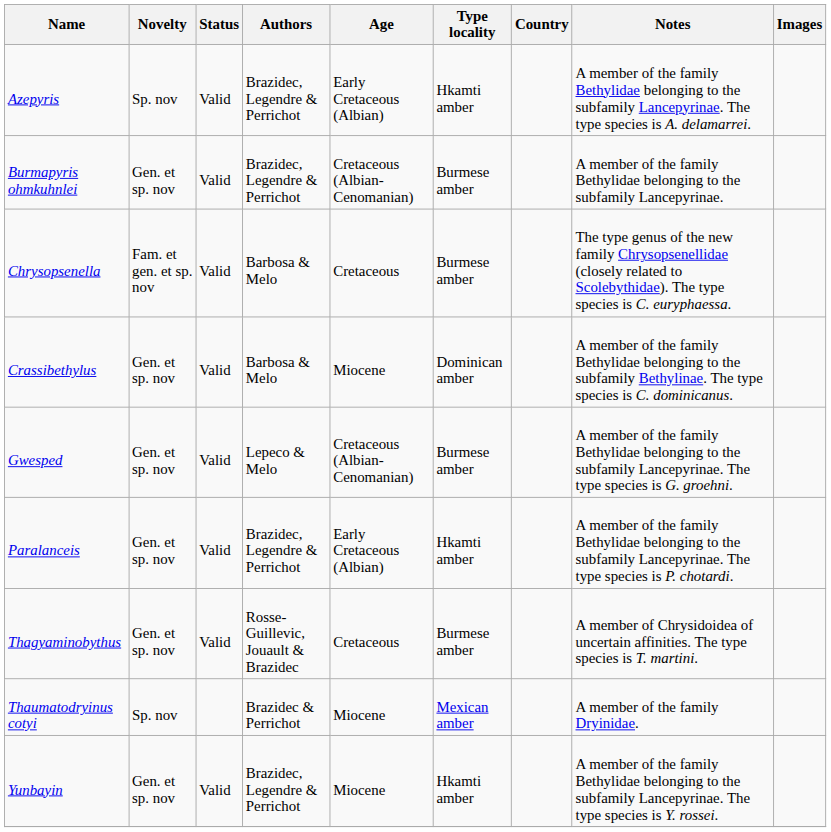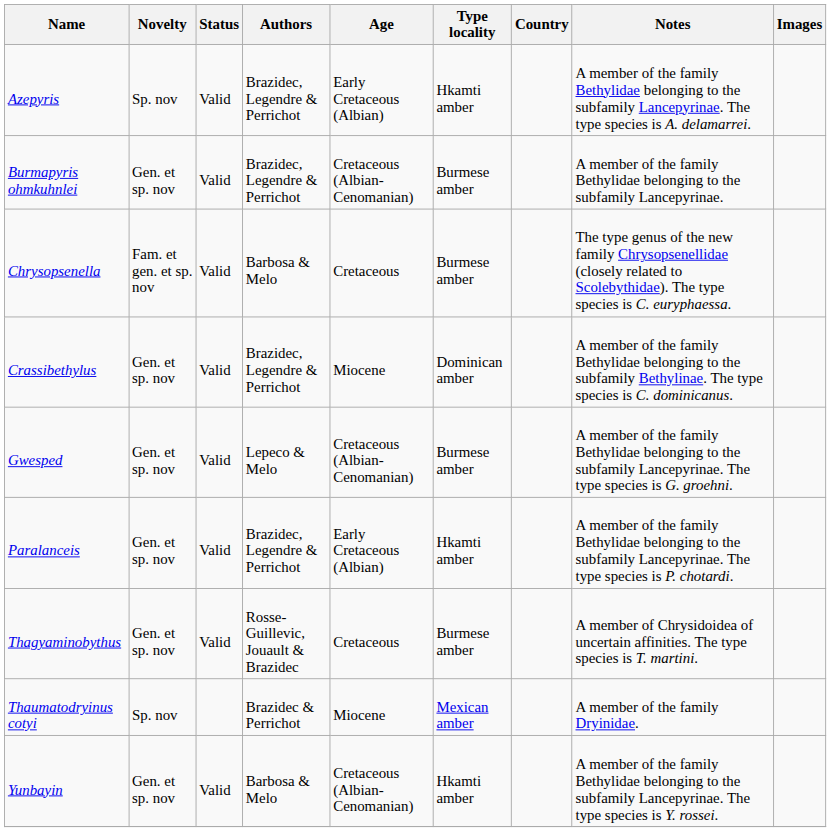(278, 370) Barbosa & Melo -> (282, 370) Brazidec, Legendre & Perrichot
(282, 789) Brazidec, Legendre & Perrichot -> (278, 789) Barbosa & Melo
(359, 789) Miocene -> (373, 789) Cretaceous (Albian-Cenomanian)
